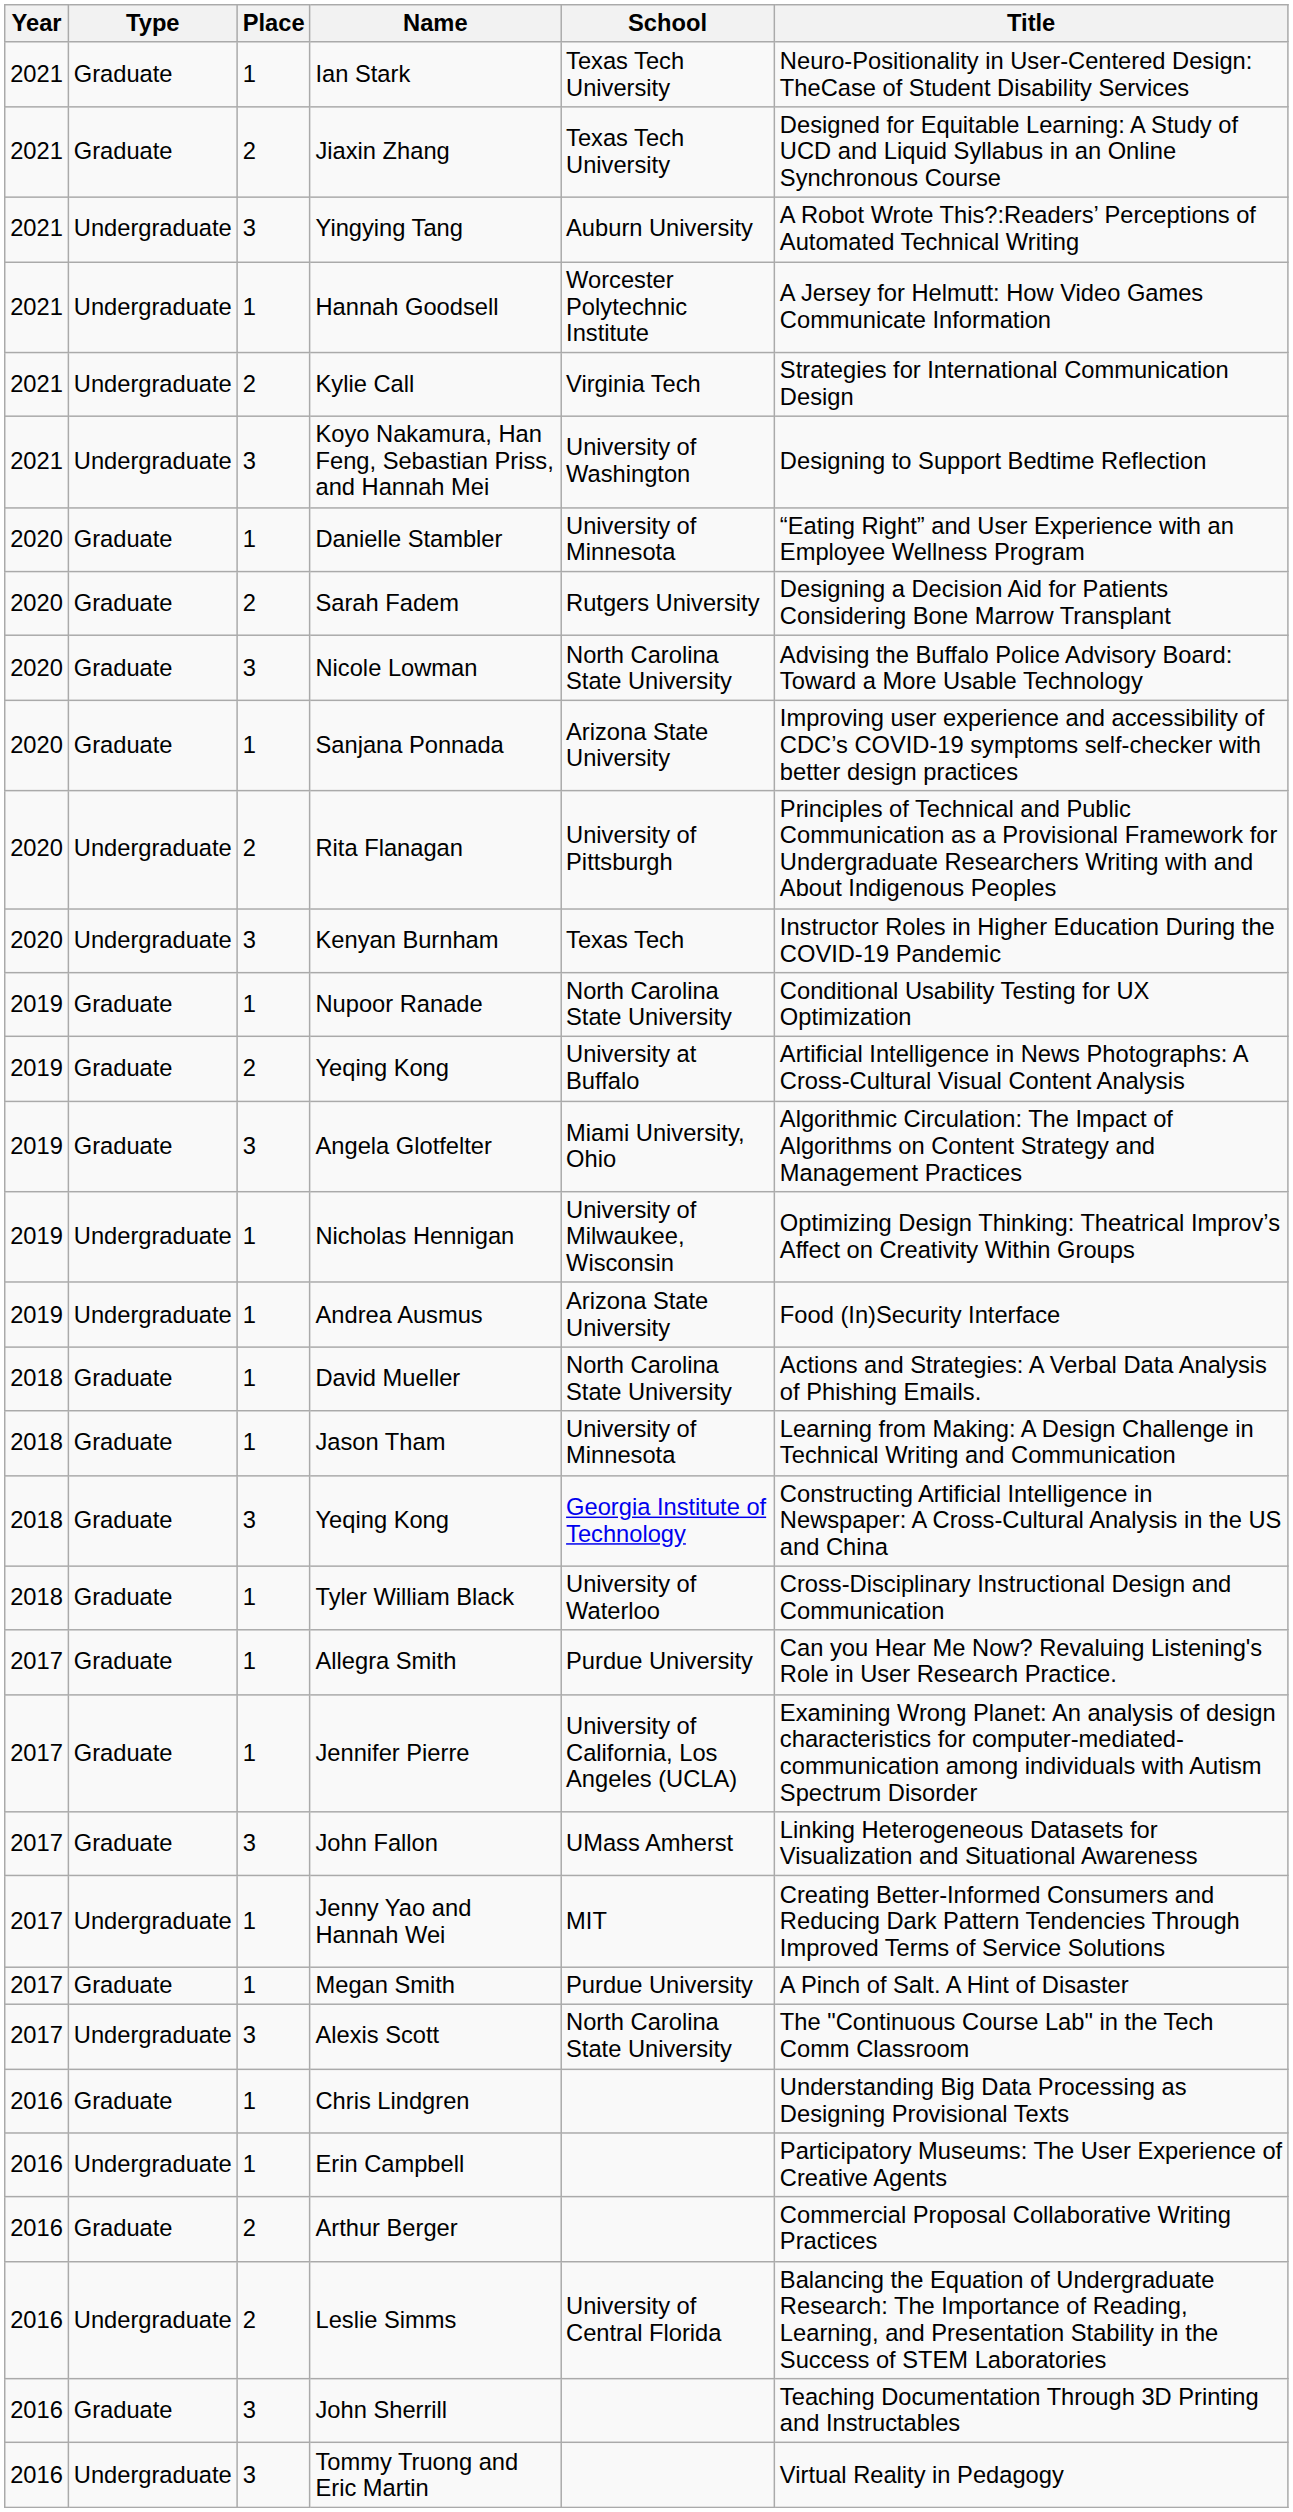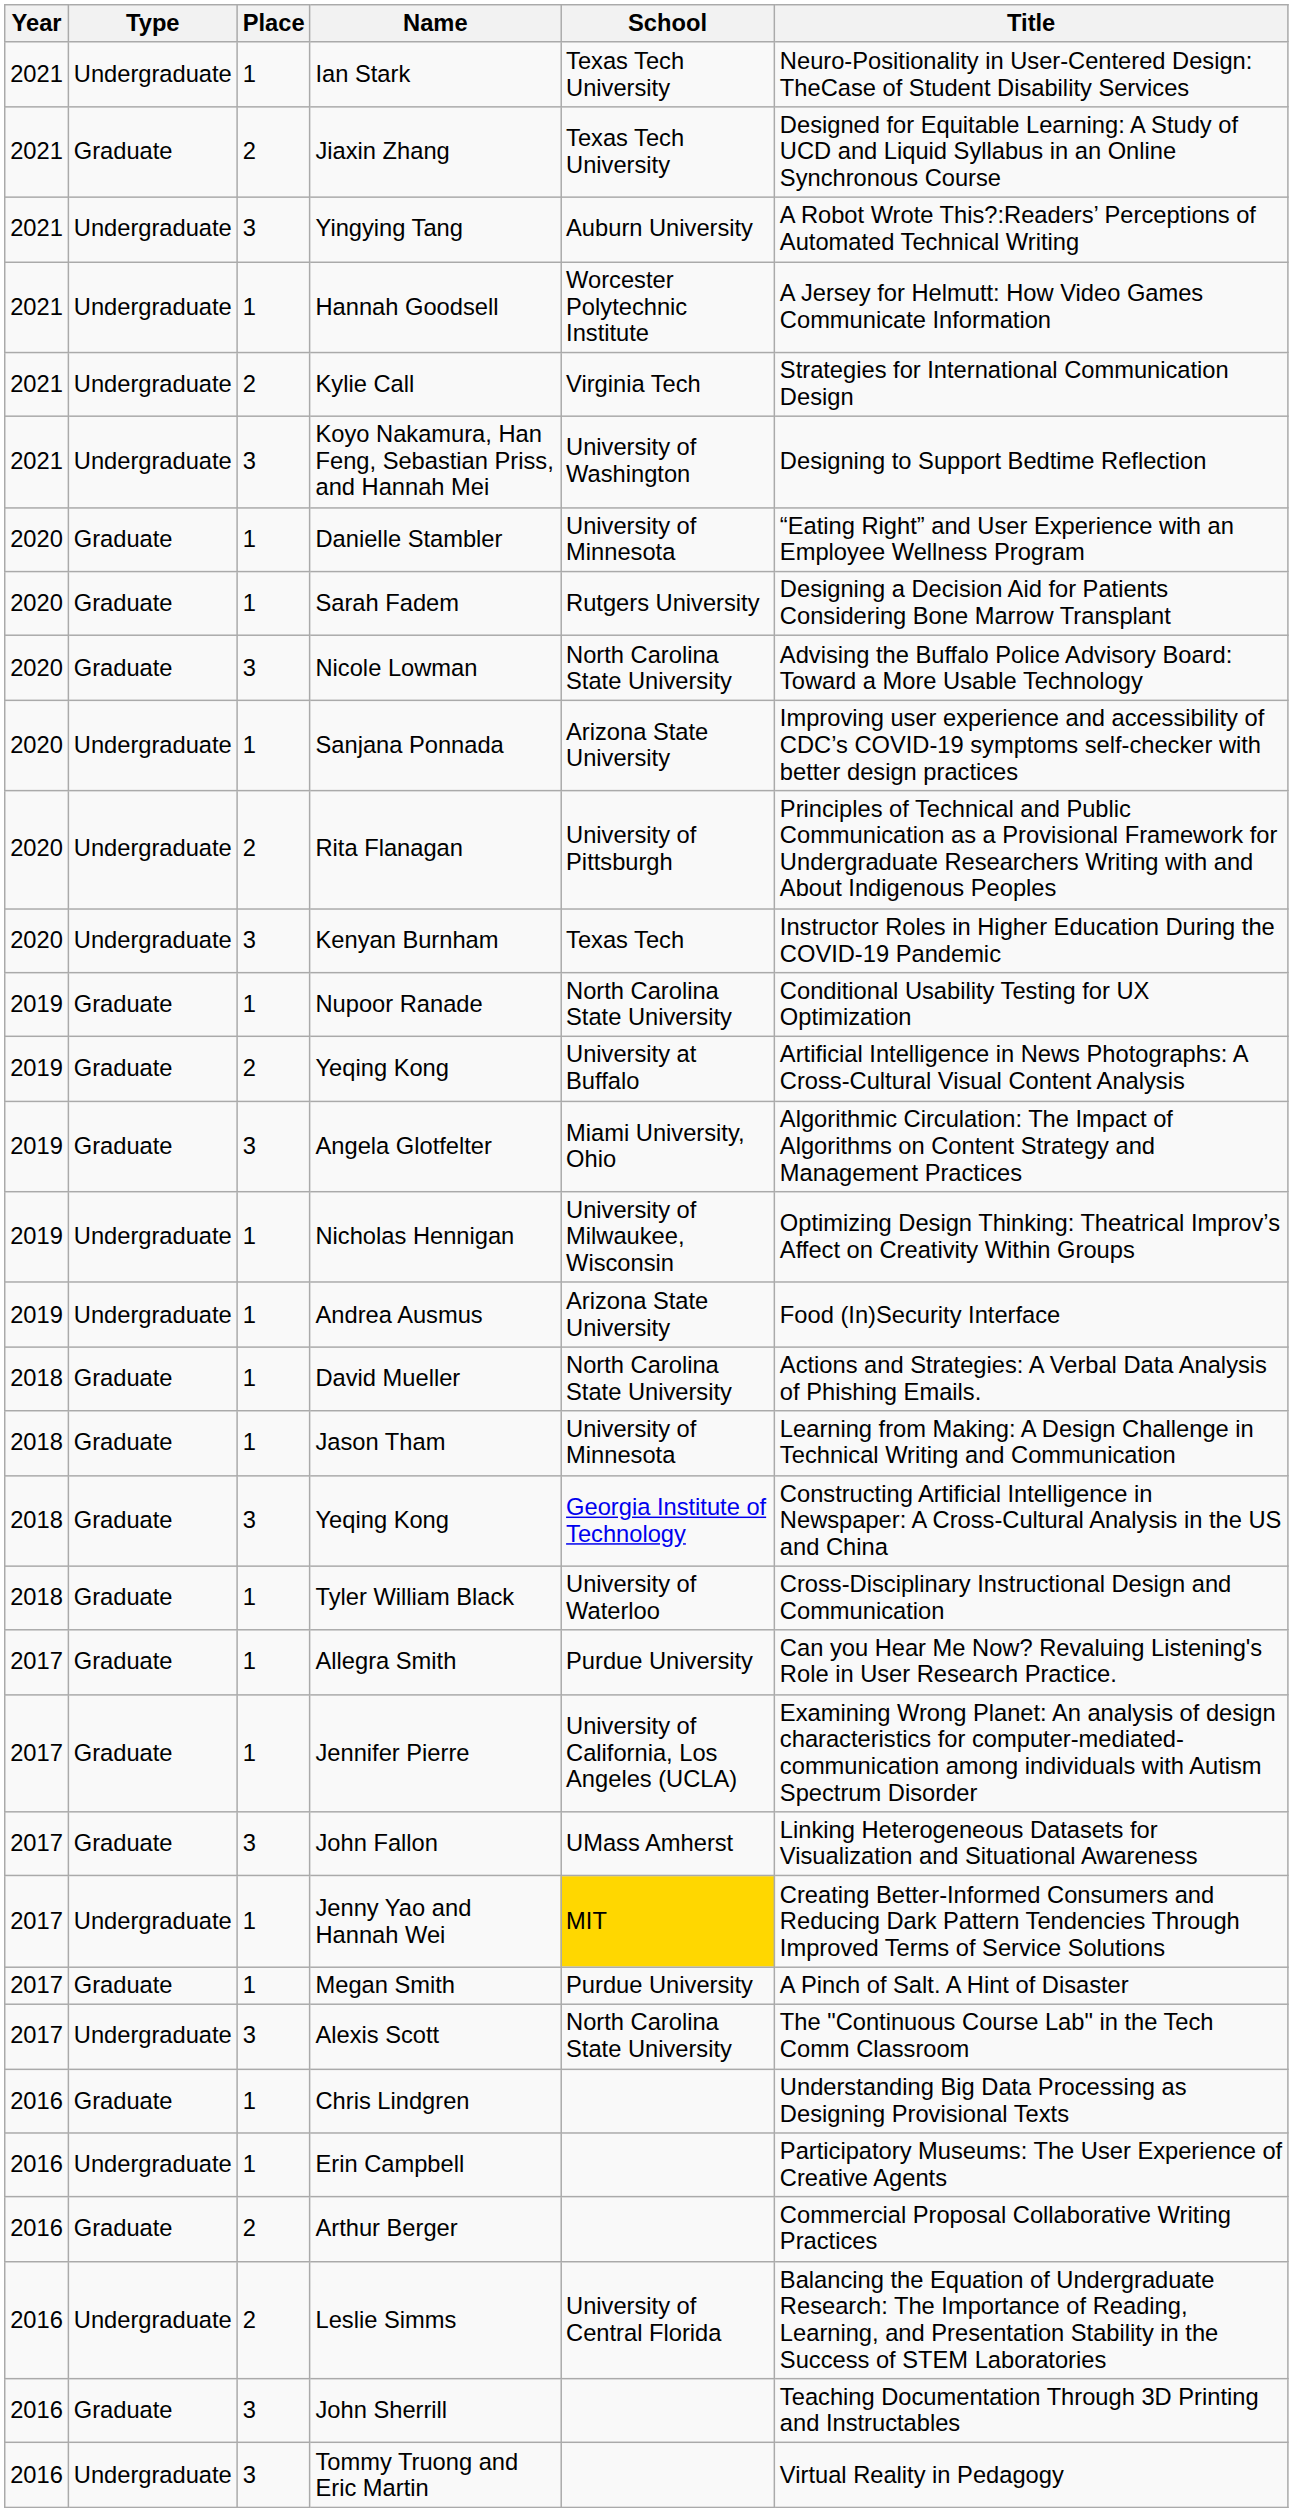(123, 74) Graduate -> (153, 74) Undergraduate
(249, 603) 2 -> (249, 603) 1
(123, 745) Graduate -> (153, 745) Undergraduate
(586, 1921) no background -> (586, 1921) gold background
